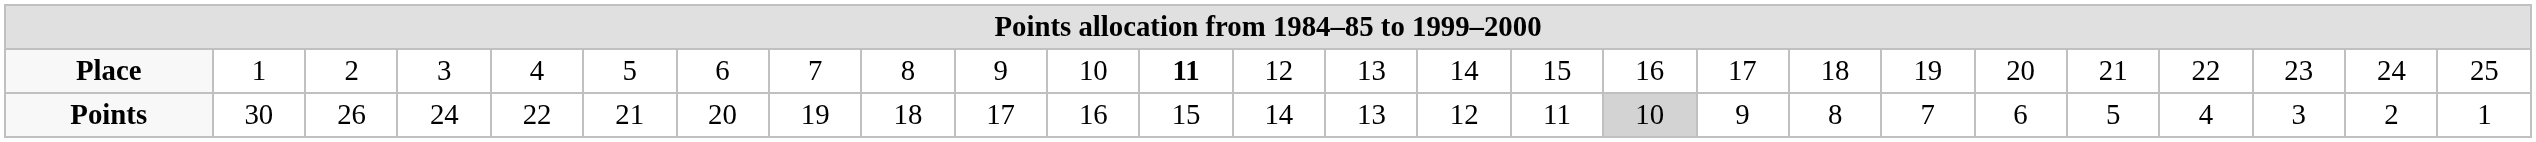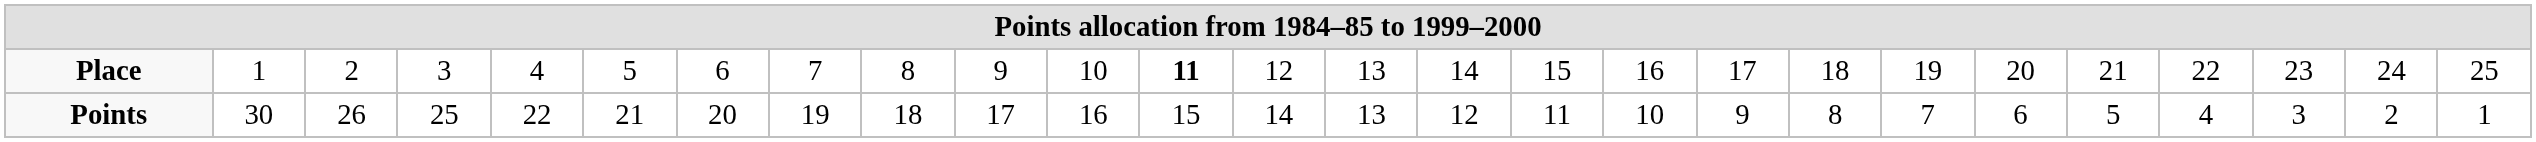(444, 114) 24 -> (444, 114) 25
(1650, 114) lightgrey background -> (1650, 114) no background
